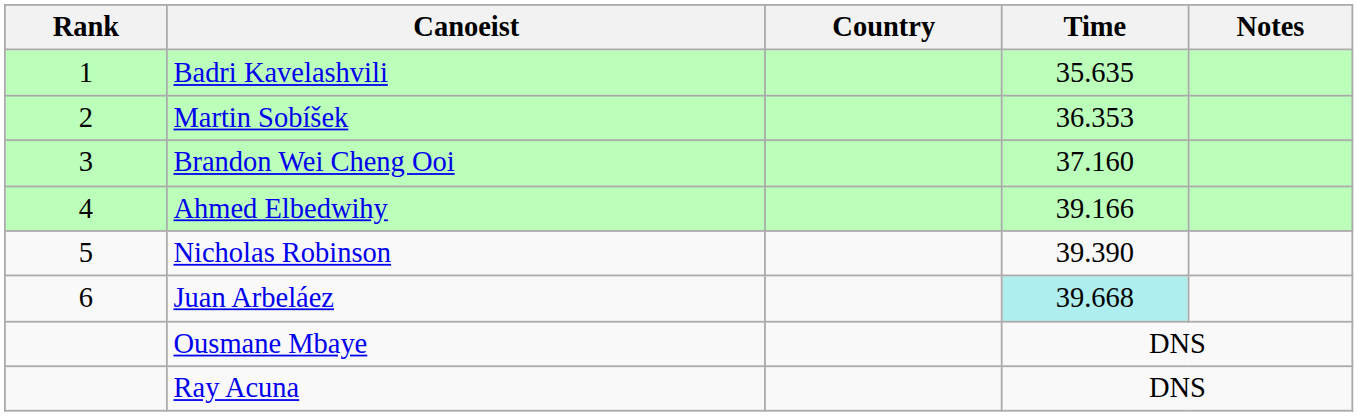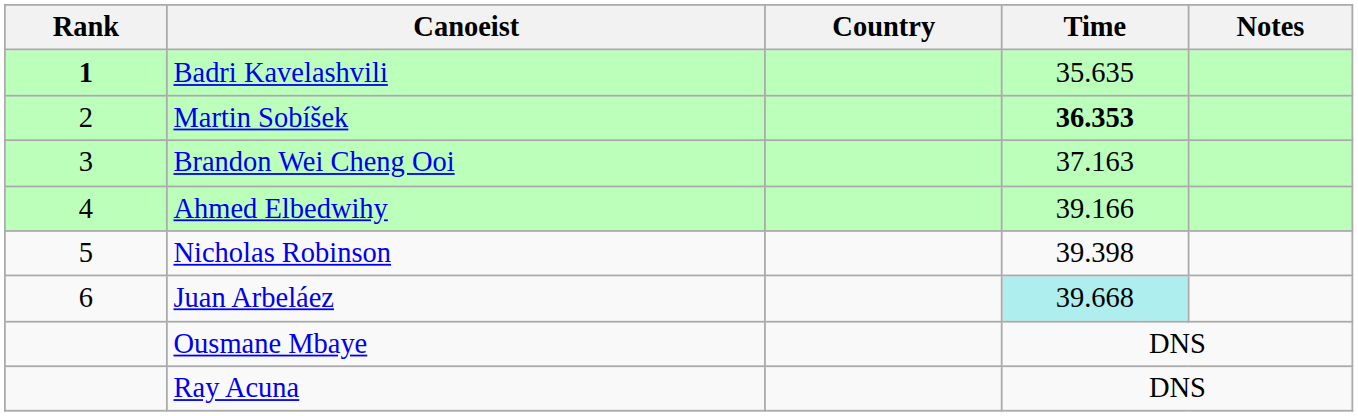(86, 72) normal -> (86, 72) bold
(1095, 117) normal -> (1095, 117) bold
(1095, 162) 37.160 -> (1095, 162) 37.163
(1095, 252) 39.390 -> (1095, 252) 39.398
